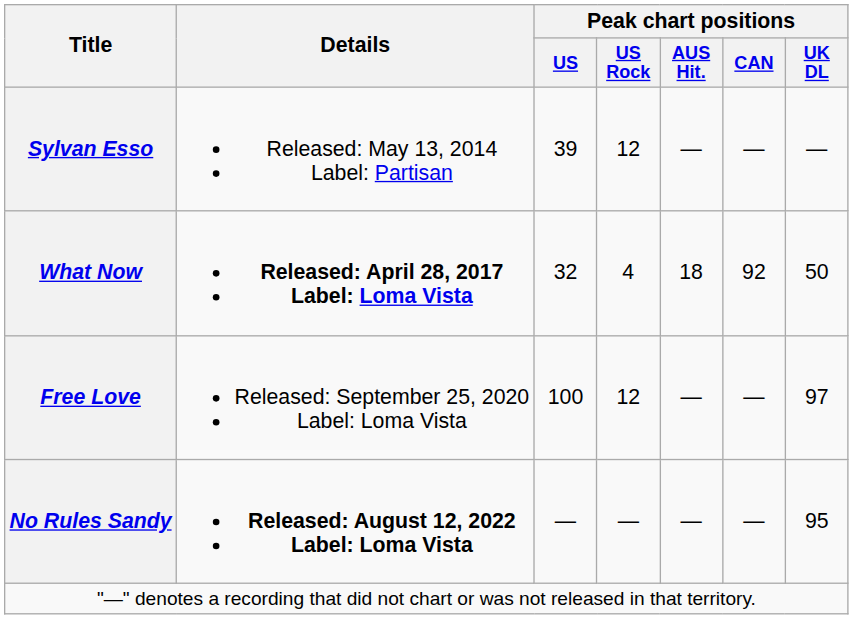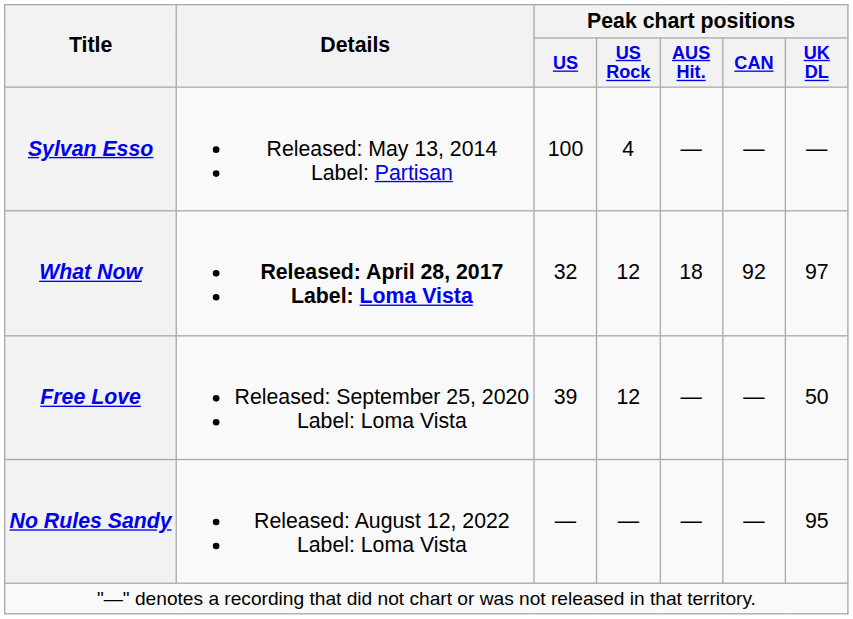(565, 148) 39 -> (565, 148) 100
(628, 148) 12 -> (628, 148) 4
(628, 272) 4 -> (628, 272) 12
(817, 272) 50 -> (817, 272) 97
(565, 397) 100 -> (565, 397) 39
(817, 397) 97 -> (817, 397) 50
(355, 534) bold -> (355, 534) normal
